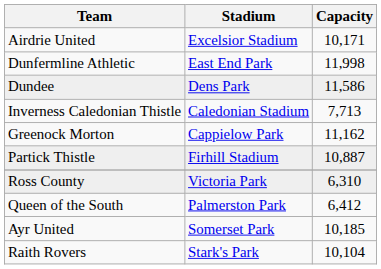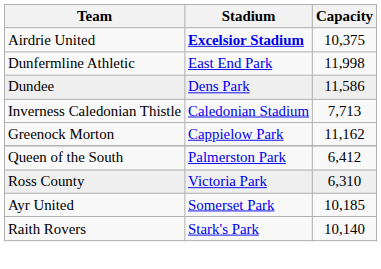(243, 39) normal -> (246, 39) bold
(344, 39) 10,171 -> (344, 39) 10,375
- row: (51, 157)
rows swapped: (66, 205) <-> (46, 181)
(344, 252) 10,104 -> (344, 228) 10,140
